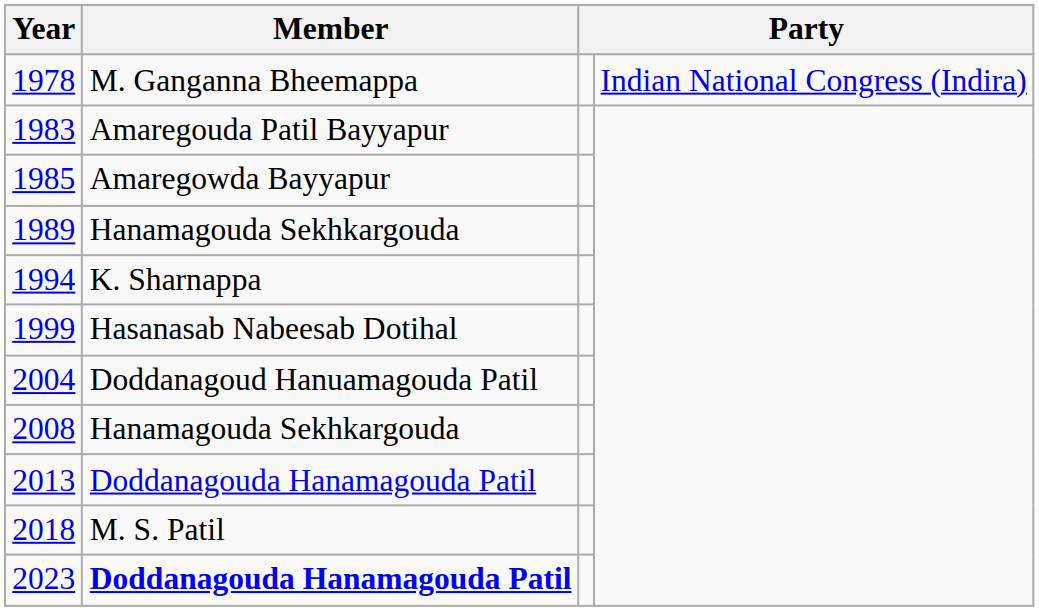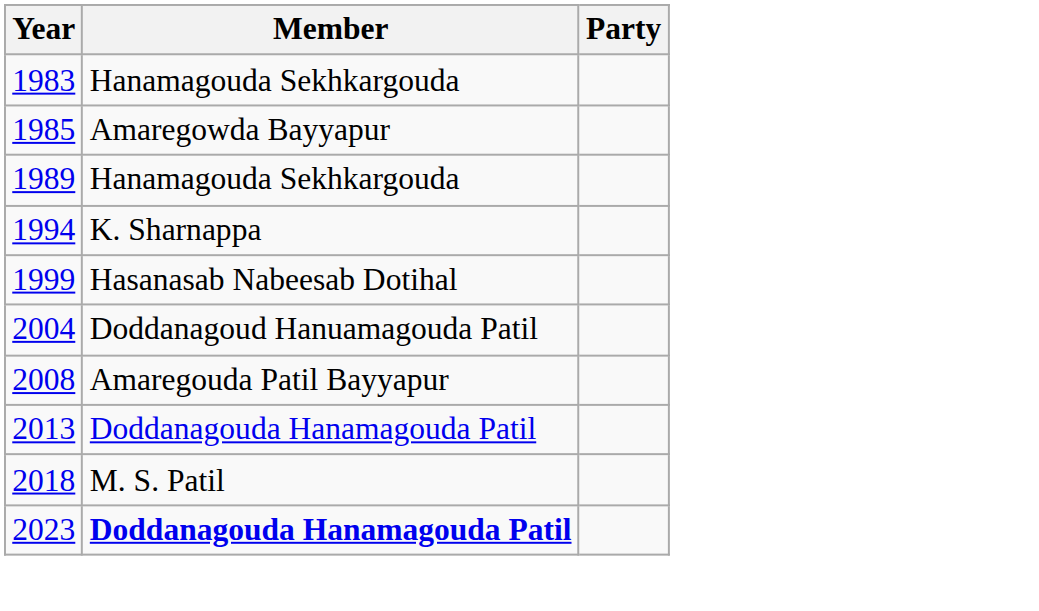- row: (44, 79)
(269, 129) Amaregouda Patil Bayyapur -> (275, 79) Hanamagouda Sekhkargouda
(275, 429) Hanamagouda Sekhkargouda -> (269, 379) Amaregouda Patil Bayyapur
